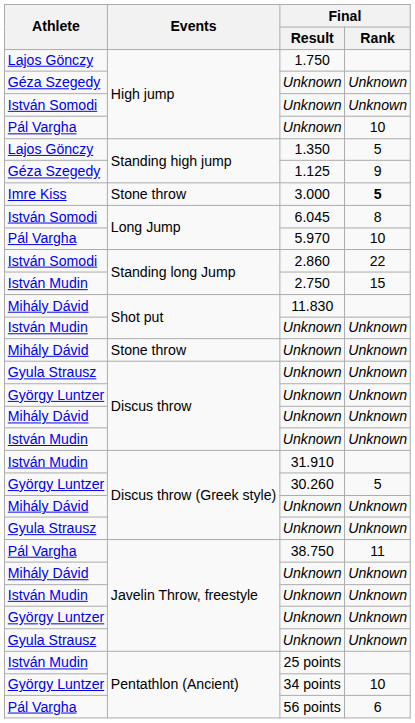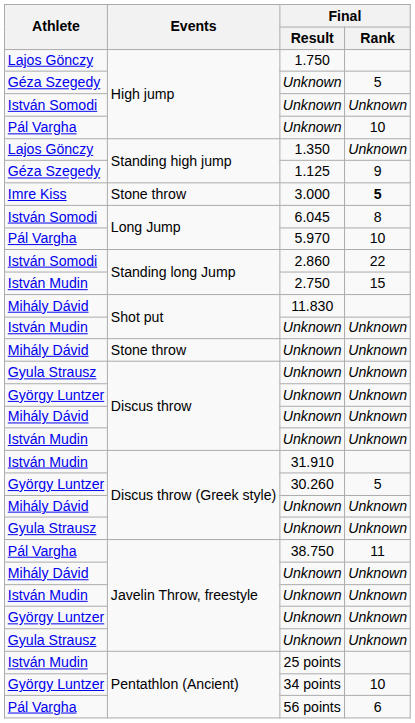(378, 83) Unknown -> (378, 83) 5
(378, 150) 5 -> (378, 150) Unknown
